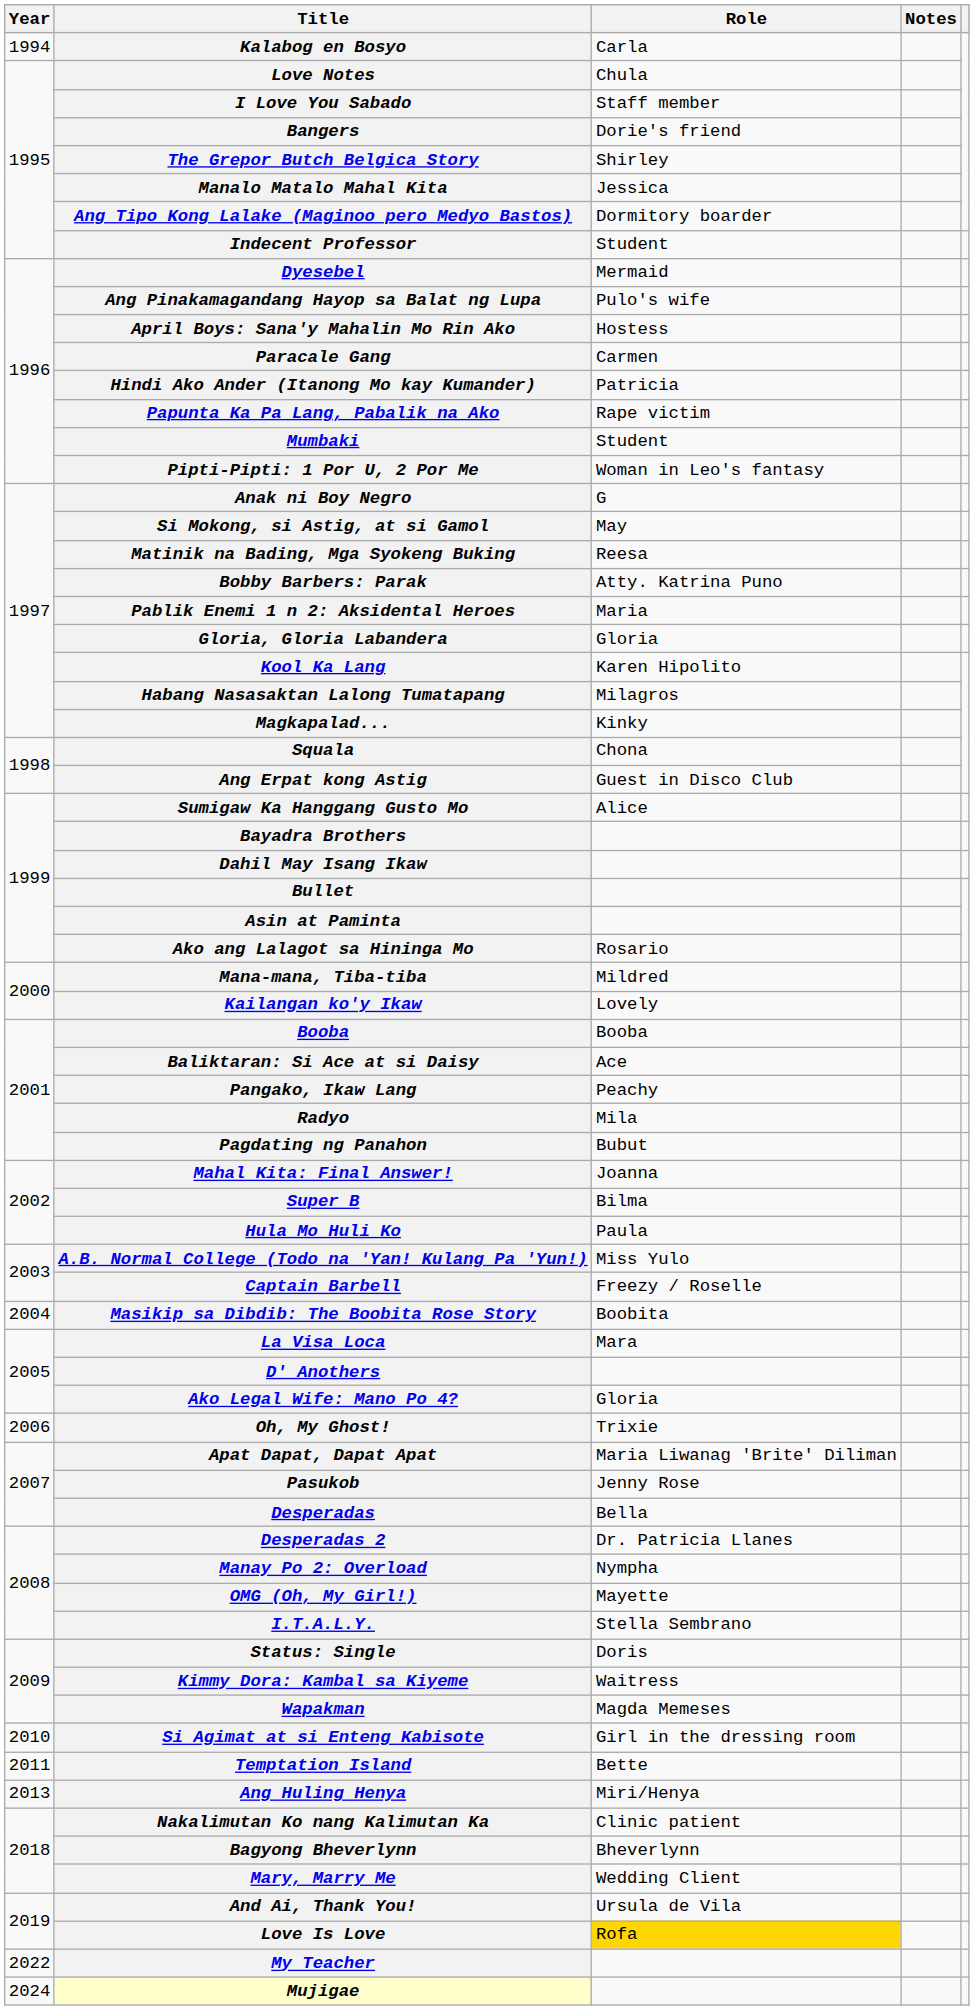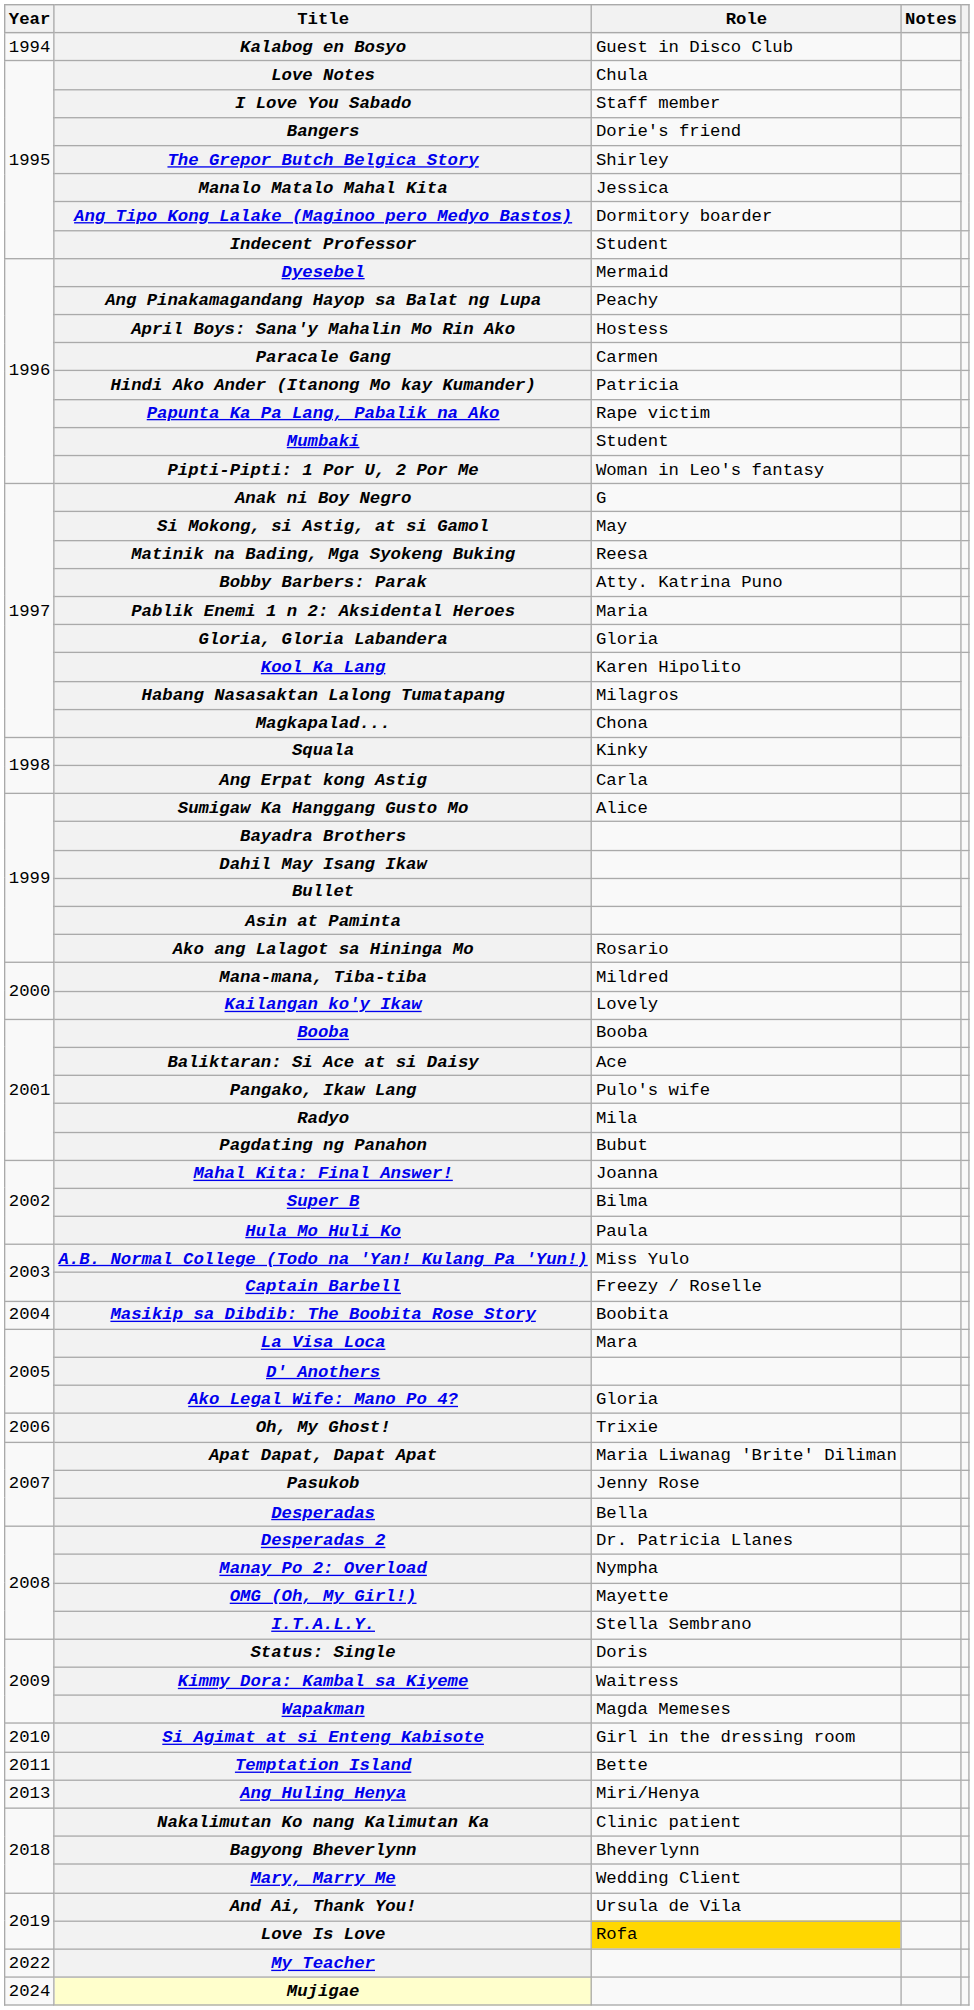(622, 47) Carla -> (695, 47) Guest in Disco Club
(653, 301) Pulo's wife -> (627, 301) Peachy
(622, 723) Kinky -> (622, 723) Chona
(622, 751) Chona -> (622, 751) Kinky
(695, 780) Guest in Disco Club -> (622, 780) Carla
(627, 1090) Peachy -> (653, 1090) Pulo's wife
